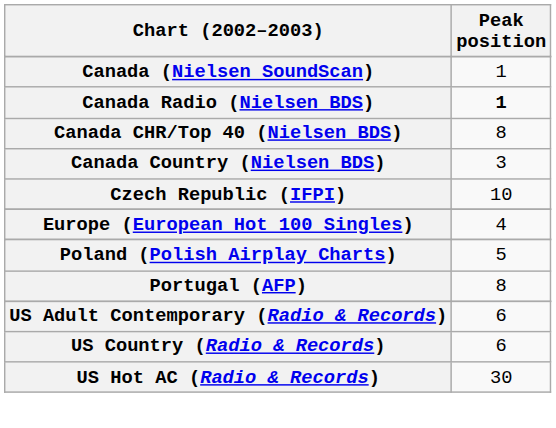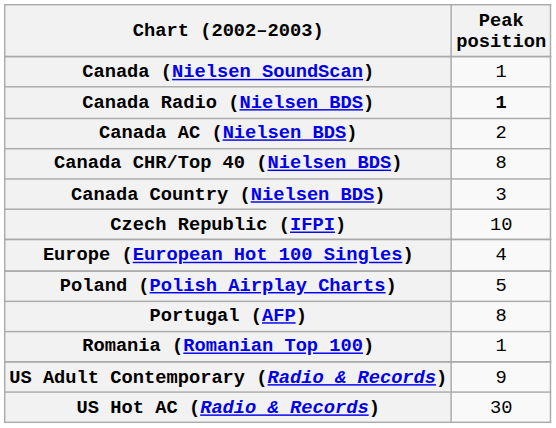+ row: (228, 133)
+ row: (228, 347)
(501, 316) 6 -> (501, 377) 9
- row: (228, 347)
